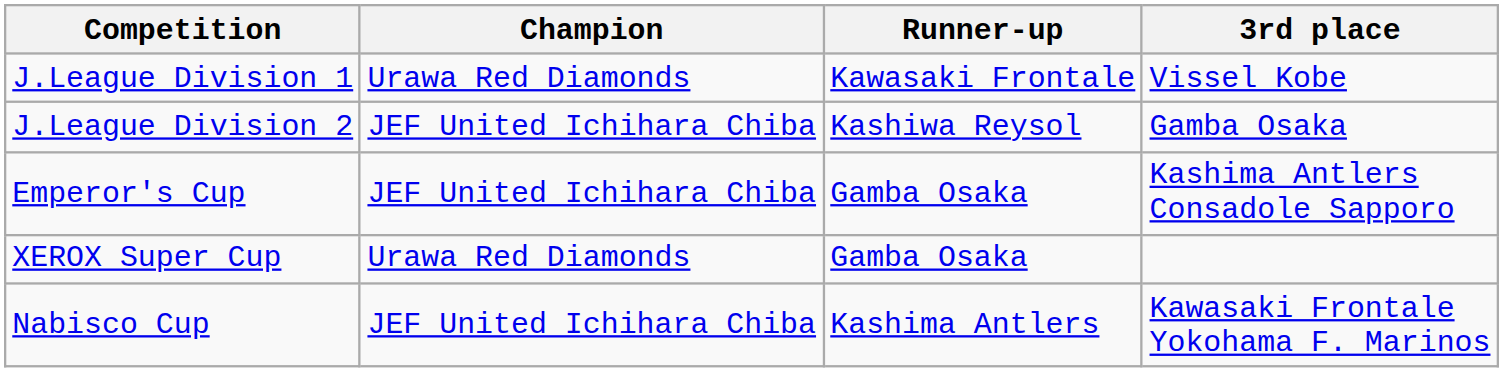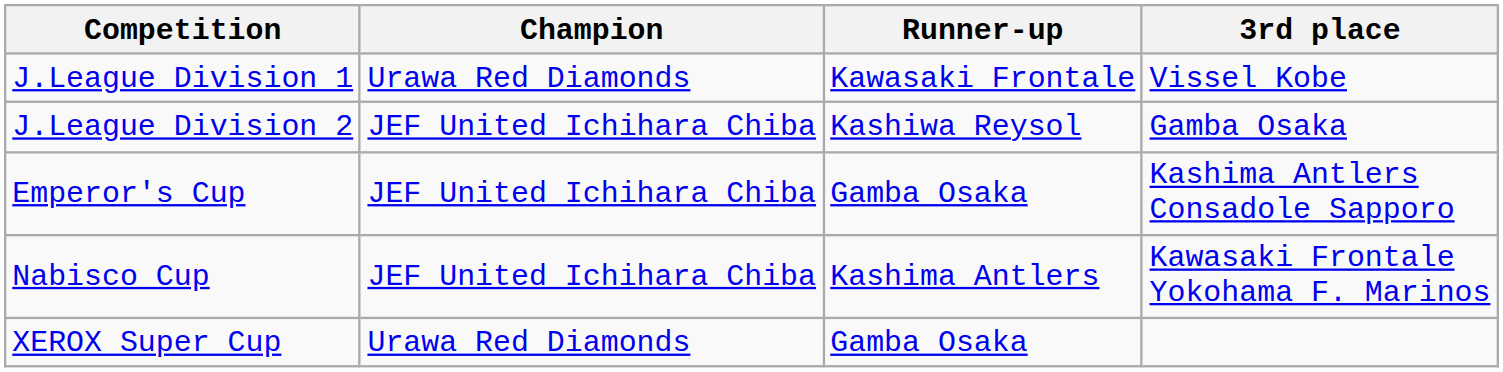rows swapped: (111, 325) <-> (147, 259)
